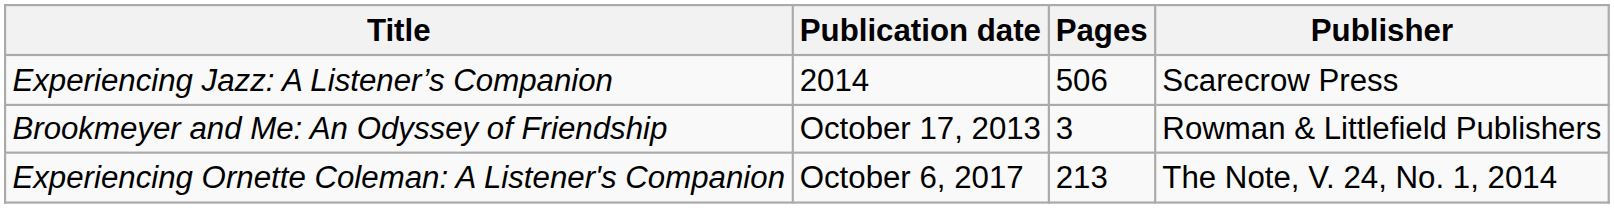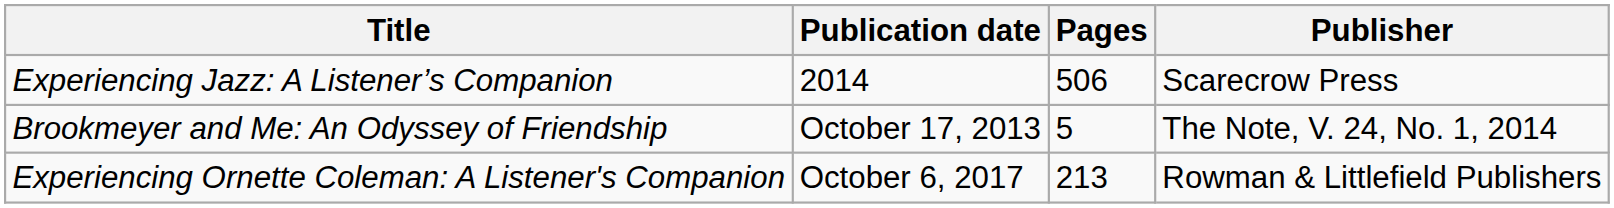(1064, 129) 3 -> (1064, 129) 5
(1382, 129) Rowman & Littlefield Publishers -> (1360, 129) The Note, V. 24, No. 1, 2014
(1360, 178) The Note, V. 24, No. 1, 2014 -> (1382, 178) Rowman & Littlefield Publishers
